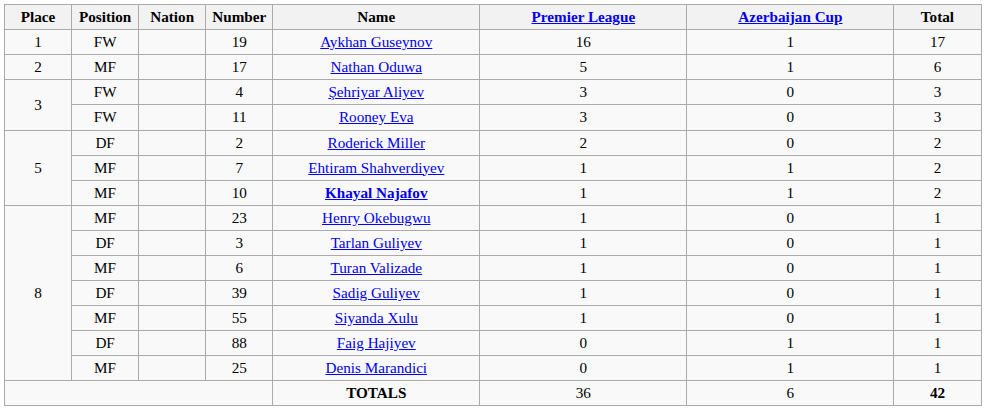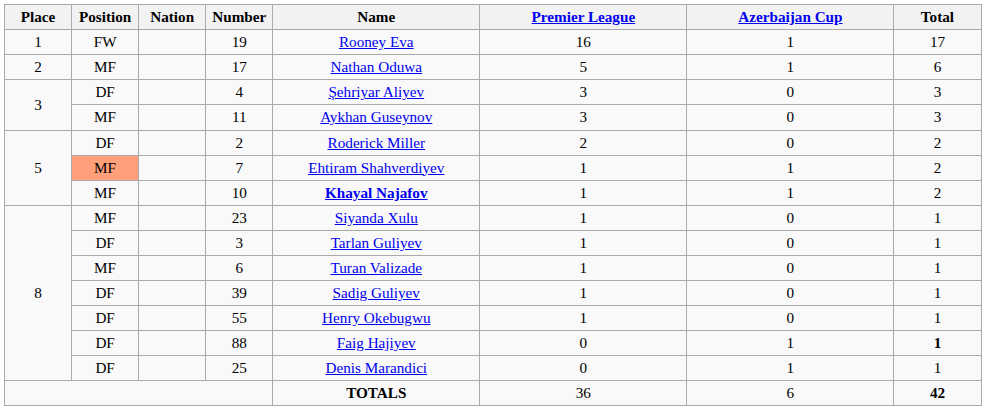(376, 42) Aykhan Guseynov -> (376, 42) Rooney Eva
(105, 92) FW -> (105, 92) DF
(105, 117) FW -> (105, 117) MF
(376, 117) Rooney Eva -> (376, 117) Aykhan Guseynov
(105, 167) no background -> (105, 167) lightsalmon background
(376, 217) Henry Okebugwu -> (376, 217) Siyanda Xulu
(105, 317) MF -> (105, 317) DF
(376, 317) Siyanda Xulu -> (376, 317) Henry Okebugwu
(937, 343) normal -> (937, 343) bold
(105, 368) MF -> (105, 368) DF
